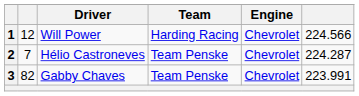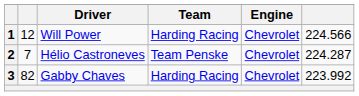(189, 75) Team Penske -> (195, 75) Harding Racing
(328, 75) 223.991 -> (328, 75) 223.992
